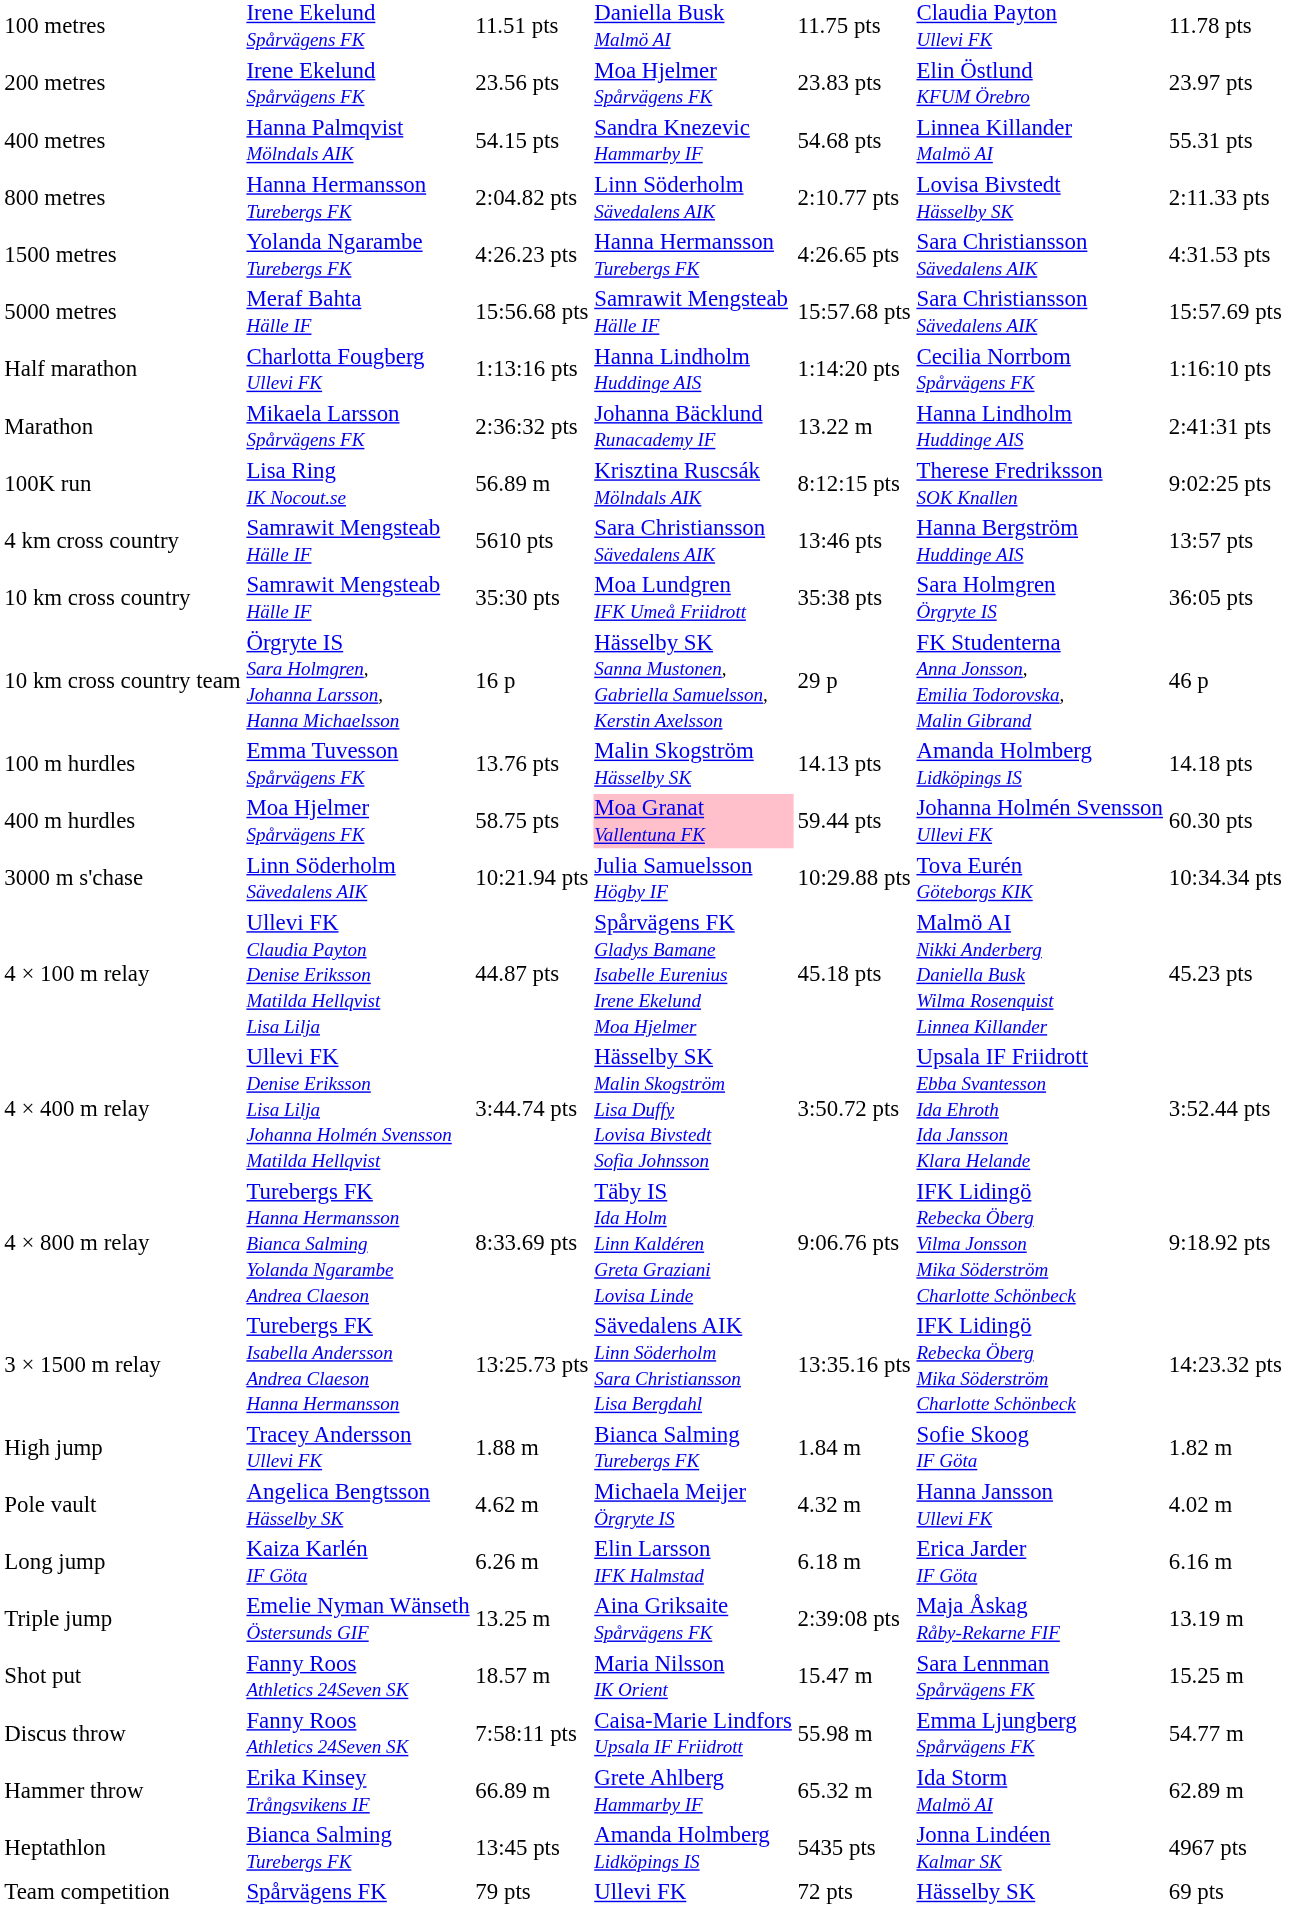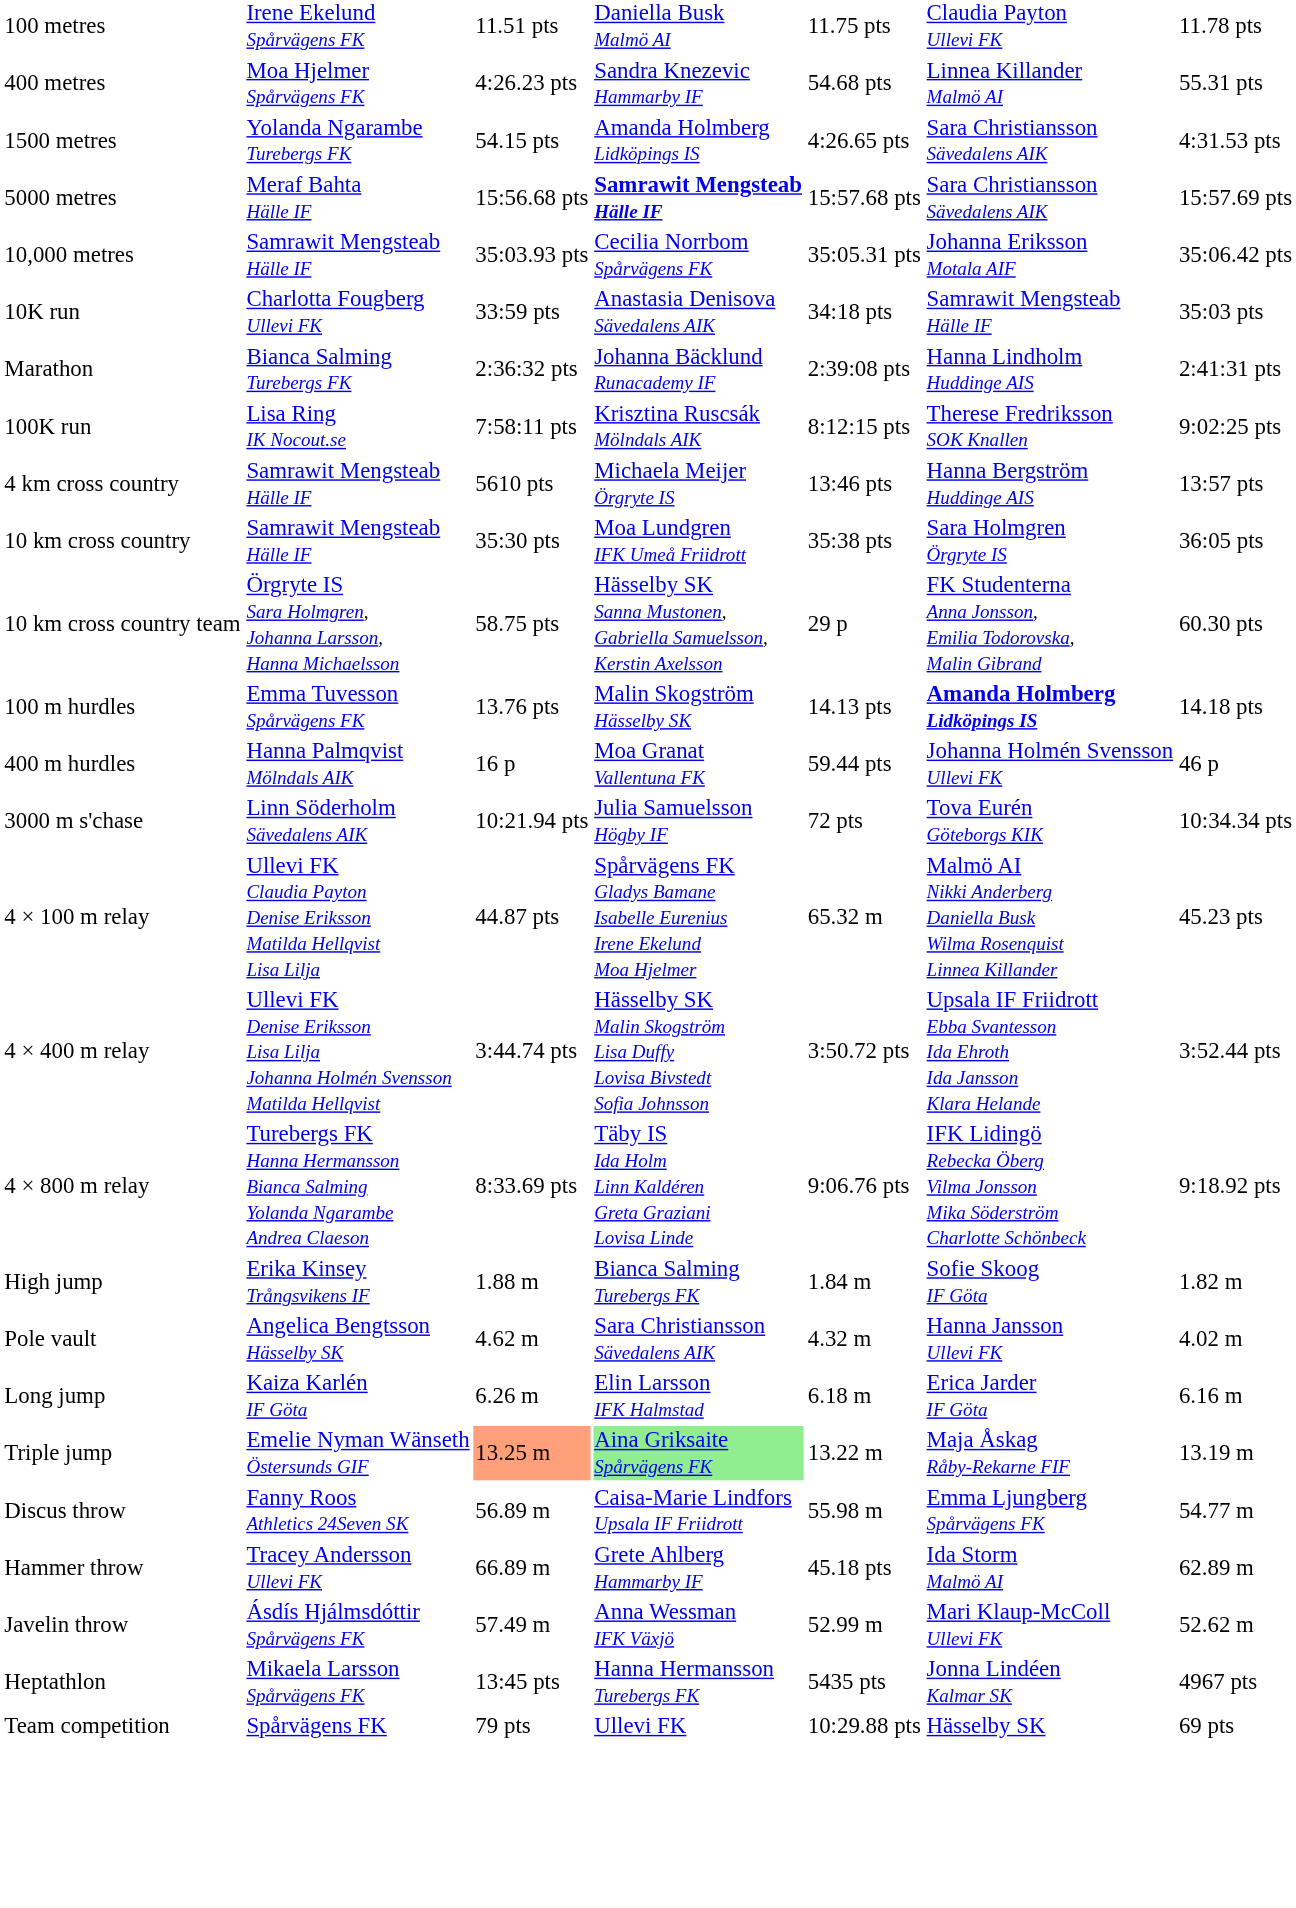- row: (55, 83)
(325, 140) Hanna Palmqvist Mölndals AIK -> (308, 83) Moa Hjelmer Spårvägens FK
(517, 140) 54.15 pts -> (526, 83) 4:26.23 pts
- row: (55, 197)
(526, 254) 4:26.23 pts -> (517, 140) 54.15 pts
(684, 254) Hanna Hermansson Turebergs FK -> (682, 140) Amanda Holmberg Lidköpings IS
(691, 311) normal -> (698, 197) bold
+ row: (69, 254)
+ row: (42, 311)
- row: (71, 369)
(323, 426) Mikaela Larsson Spårvägens FK -> (319, 369) Bianca Salming Turebergs FK
(835, 426) 13.22 m -> (859, 369) 2:39:08 pts
(513, 483) 56.89 m -> (526, 426) 7:58:11 pts
(680, 540) Sara Christiansson Sävedalens AIK -> (670, 483) Michaela Meijer Örgryte IS
(495, 680) 16 p -> (517, 623) 58.75 pts
(1189, 680) 46 p -> (1221, 623) 60.30 pts
(1004, 763) normal -> (1021, 706) bold
(308, 820) Moa Hjelmer Spårvägens FK -> (325, 763) Hanna Palmqvist Mölndals AIK
(517, 820) 58.75 pts -> (495, 763) 16 p
(650, 820) pink background -> (650, 763) no background
(1211, 820) 60.30 pts -> (1199, 763) 46 p
(854, 878) 10:29.88 pts -> (835, 820) 72 pts
(839, 973) 45.18 pts -> (845, 916) 65.32 m
- row: (83, 1364)
(329, 1447) Tracey Andersson Ullevi FK -> (308, 1281) Erika Kinsey Trångsvikens IF
(670, 1504) Michaela Meijer Örgryte IS -> (680, 1338) Sara Christiansson Sävedalens AIK
(513, 1618) no background -> (513, 1452) lightsalmon background
(661, 1618) no background -> (661, 1452) lightgreen background
(849, 1618) 2:39:08 pts -> (845, 1452) 13.22 m
- row: (43, 1676)
(526, 1733) 7:58:11 pts -> (513, 1510) 56.89 m
(308, 1790) Erika Kinsey Trångsvikens IF -> (329, 1567) Tracey Andersson Ullevi FK
(835, 1790) 65.32 m -> (850, 1567) 45.18 pts
+ row: (66, 1624)
(319, 1847) Bianca Salming Turebergs FK -> (323, 1681) Mikaela Larsson Spårvägens FK
(682, 1847) Amanda Holmberg Lidköpings IS -> (684, 1681) Hanna Hermansson Turebergs FK
(825, 1891) 72 pts -> (864, 1726) 10:29.88 pts
